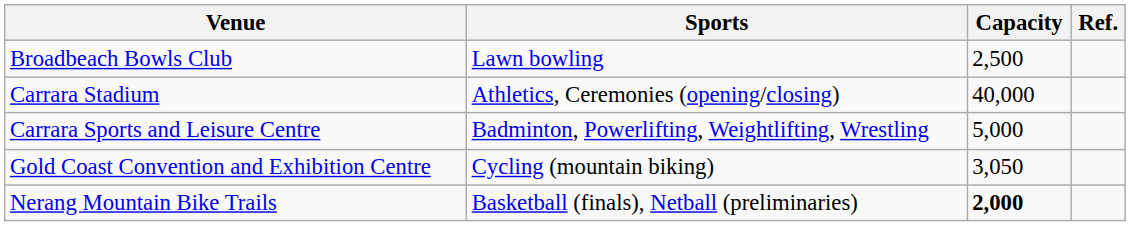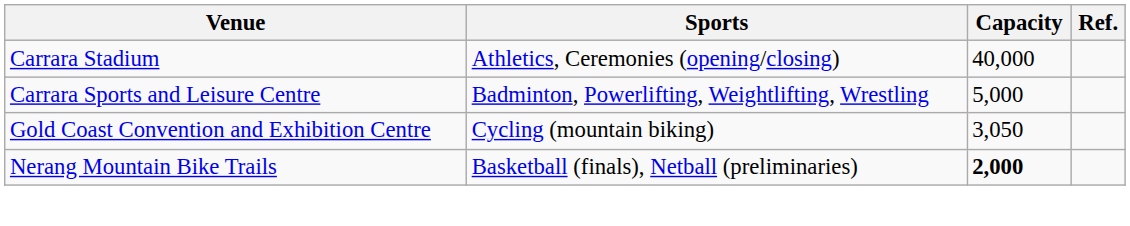- row: (121, 58)
